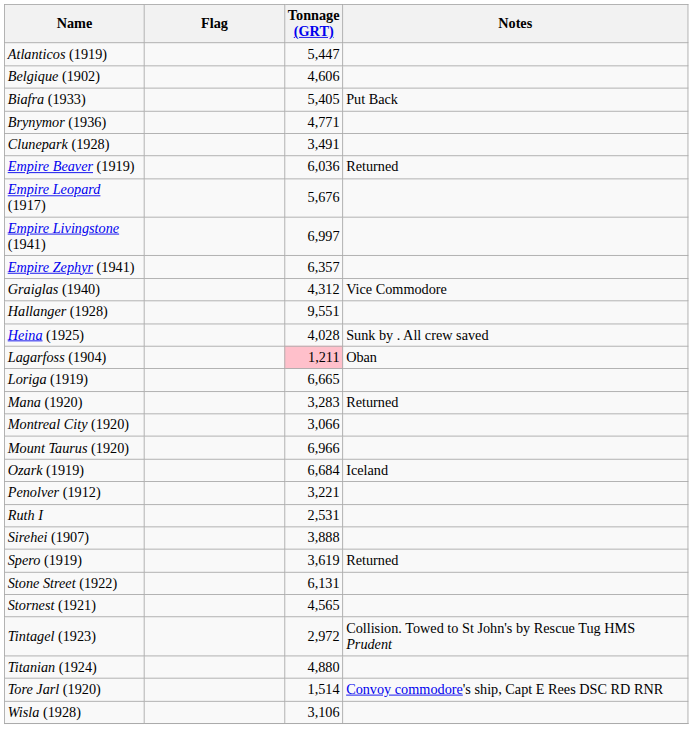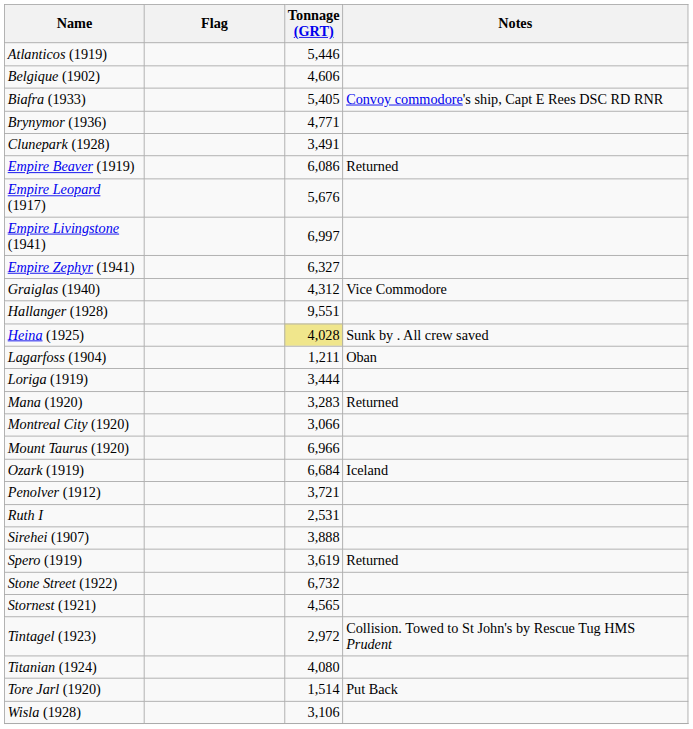(324, 54) 5,447 -> (324, 54) 5,446
(372, 99) Put Back -> (505, 99) Convoy commodore's ship, Capt E Rees DSC RD RNR
(324, 167) 6,036 -> (324, 167) 6,086
(324, 267) 6,357 -> (324, 267) 6,327
(324, 334) no background -> (324, 334) khaki background
(324, 357) pink background -> (324, 357) no background
(324, 380) 6,665 -> (324, 380) 3,444
(324, 492) 3,221 -> (324, 492) 3,721
(324, 583) 6,131 -> (324, 583) 6,732
(324, 667) 4,880 -> (324, 667) 4,080
(505, 689) Convoy commodore's ship, Capt E Rees DSC RD RNR -> (372, 689) Put Back
